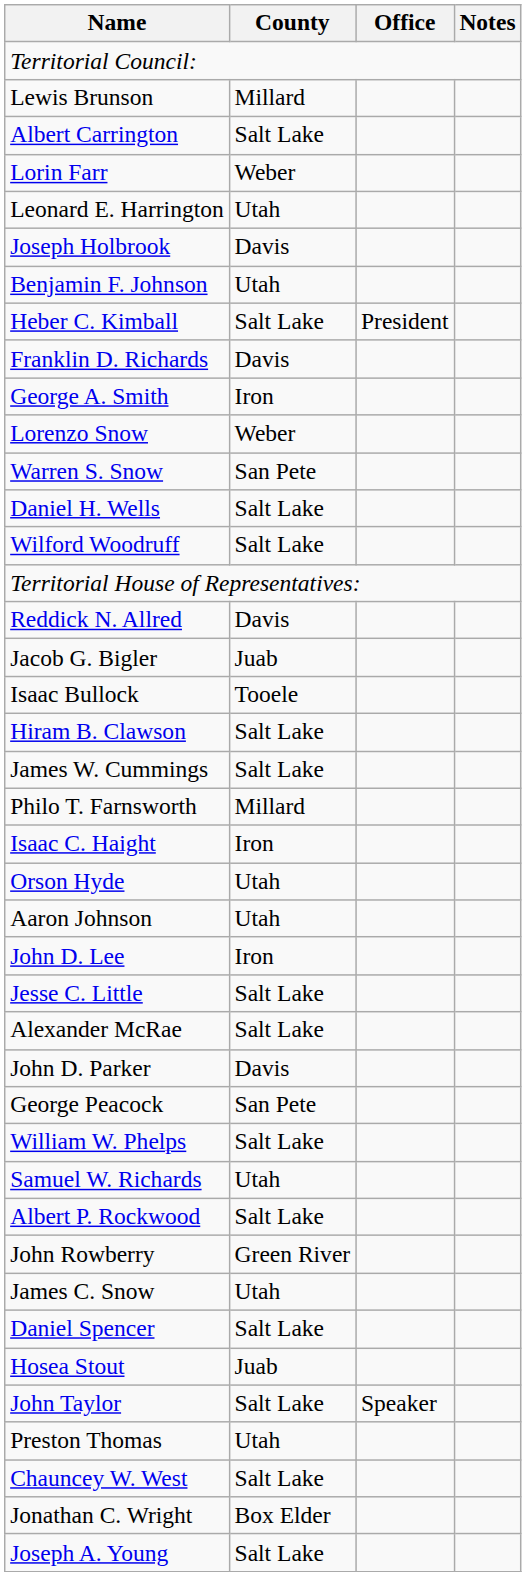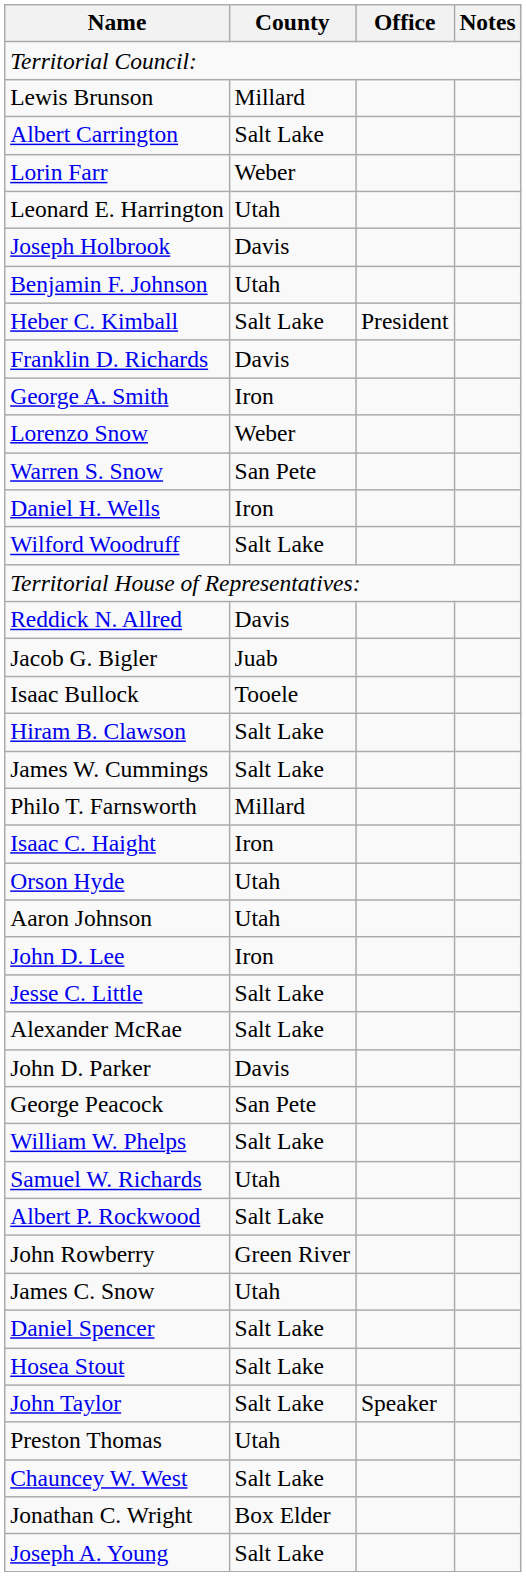(279, 508) Salt Lake -> (254, 508) Iron
(256, 1365) Juab -> (279, 1365) Salt Lake
